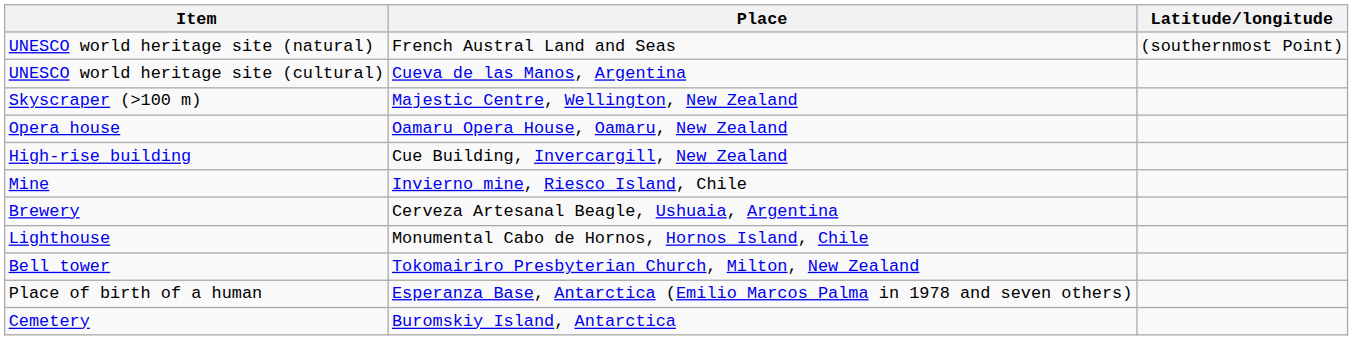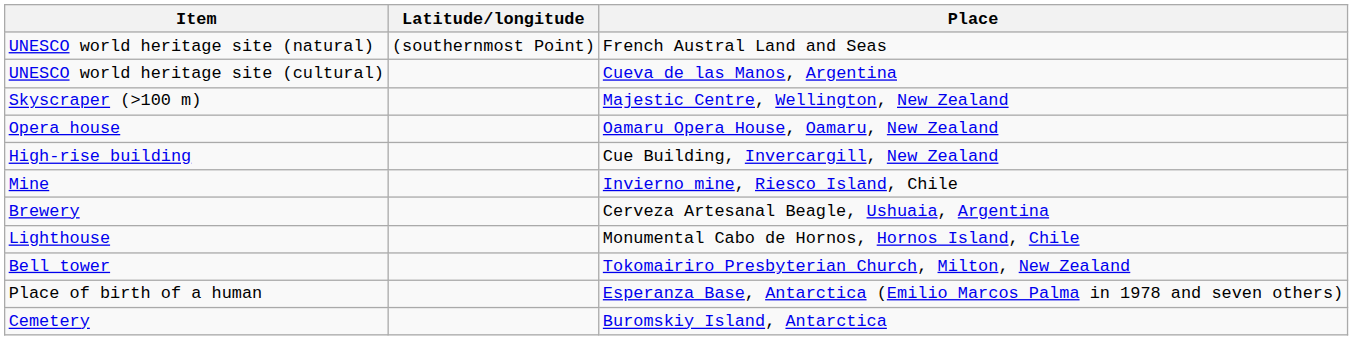columns swapped: (762, 18) <-> (1242, 18)
